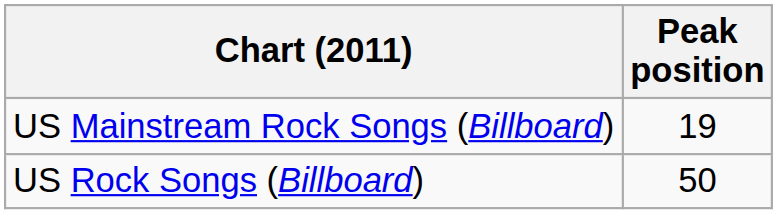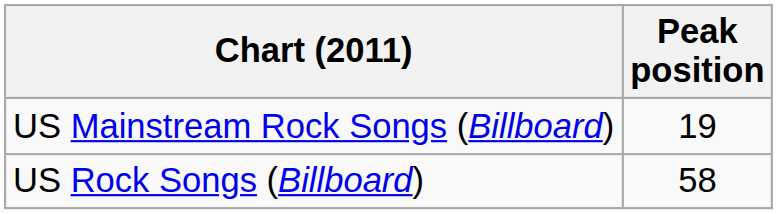(697, 180) 50 -> (697, 180) 58
